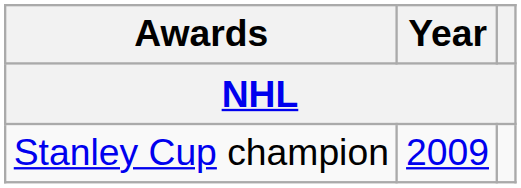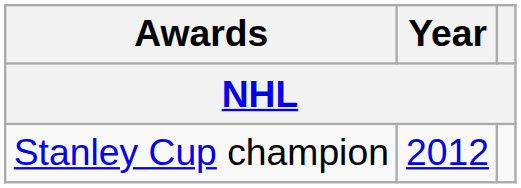(448, 152) 2009 -> (448, 152) 2012
